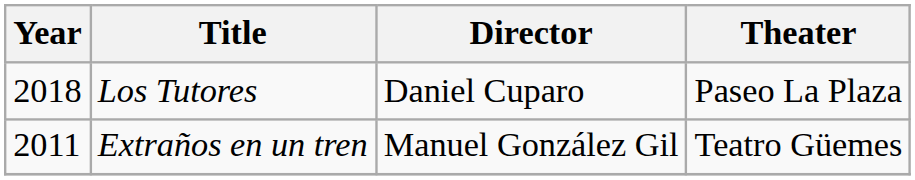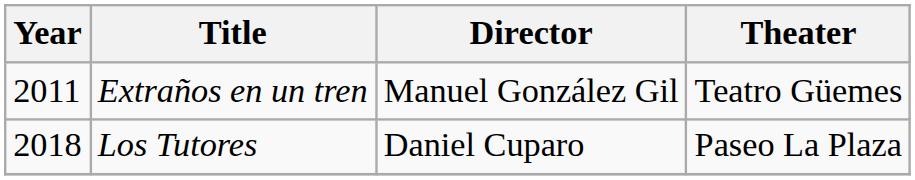rows swapped: (233, 146) <-> (178, 89)
